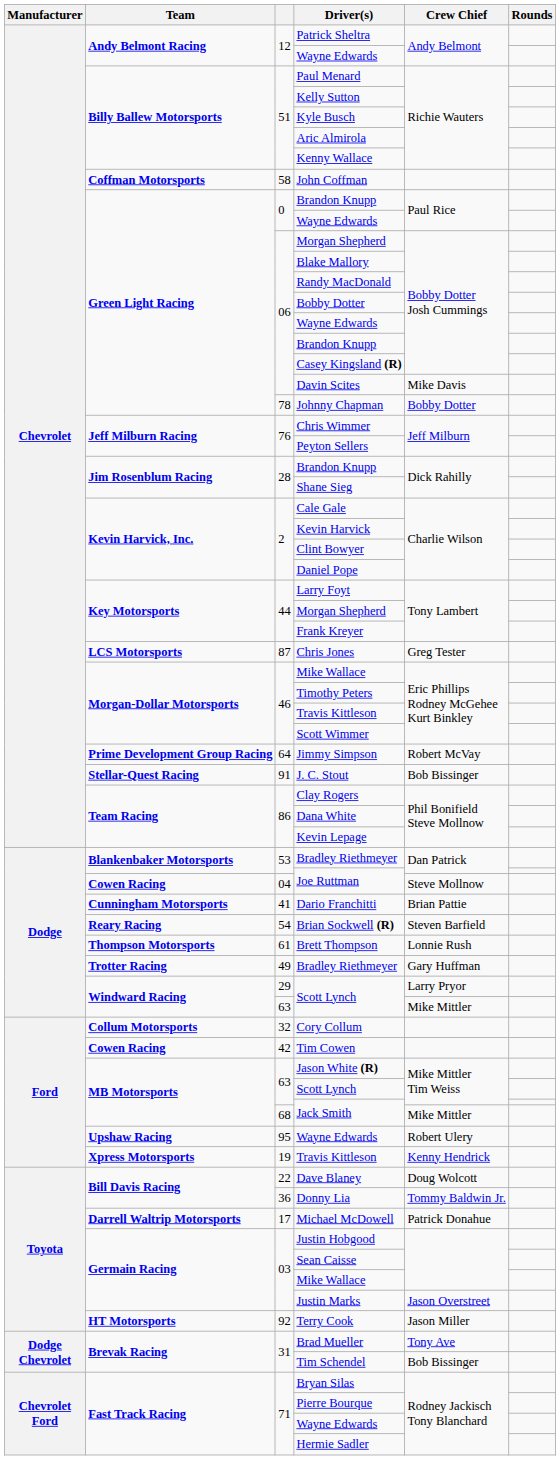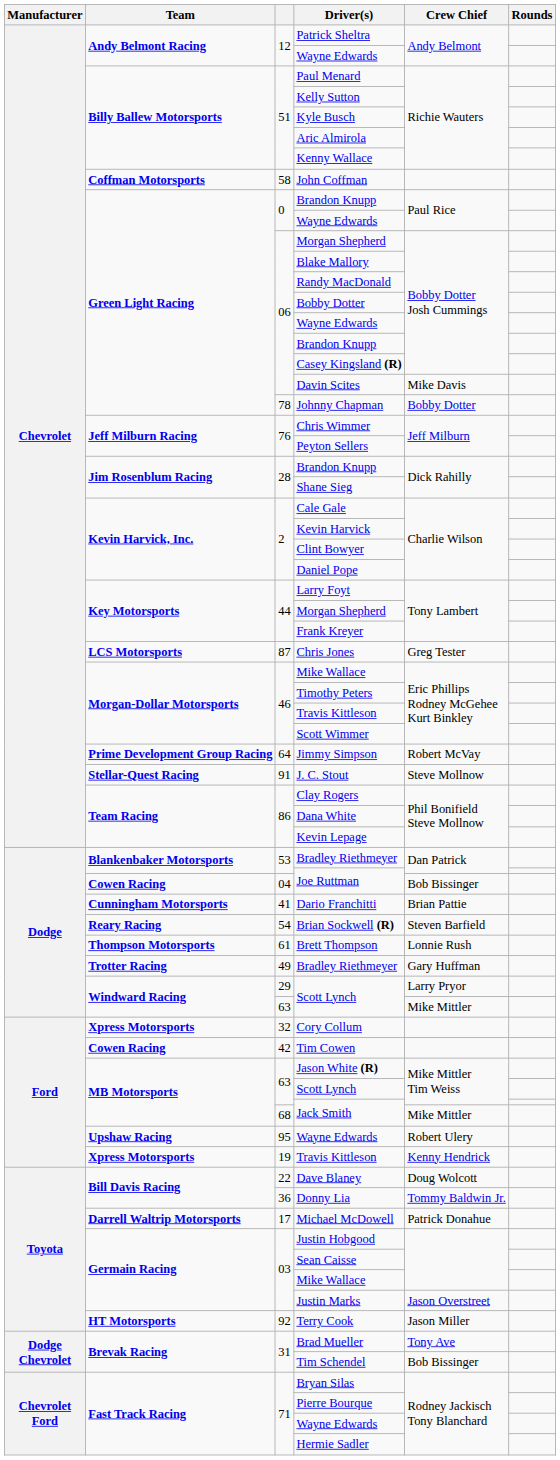(443, 775) Bob Bissinger -> (446, 775) Steve Mollnow
(446, 883) Steve Mollnow -> (443, 883) Bob Bissinger
(143, 1027) Collum Motorsports -> (141, 1027) Xpress Motorsports
